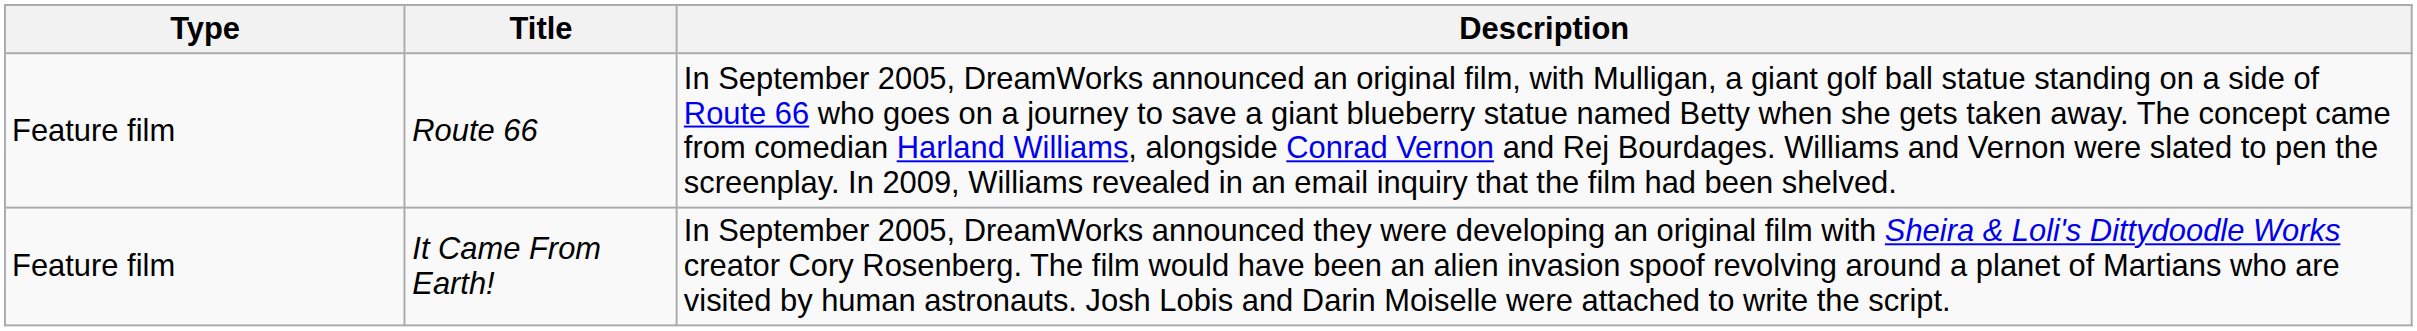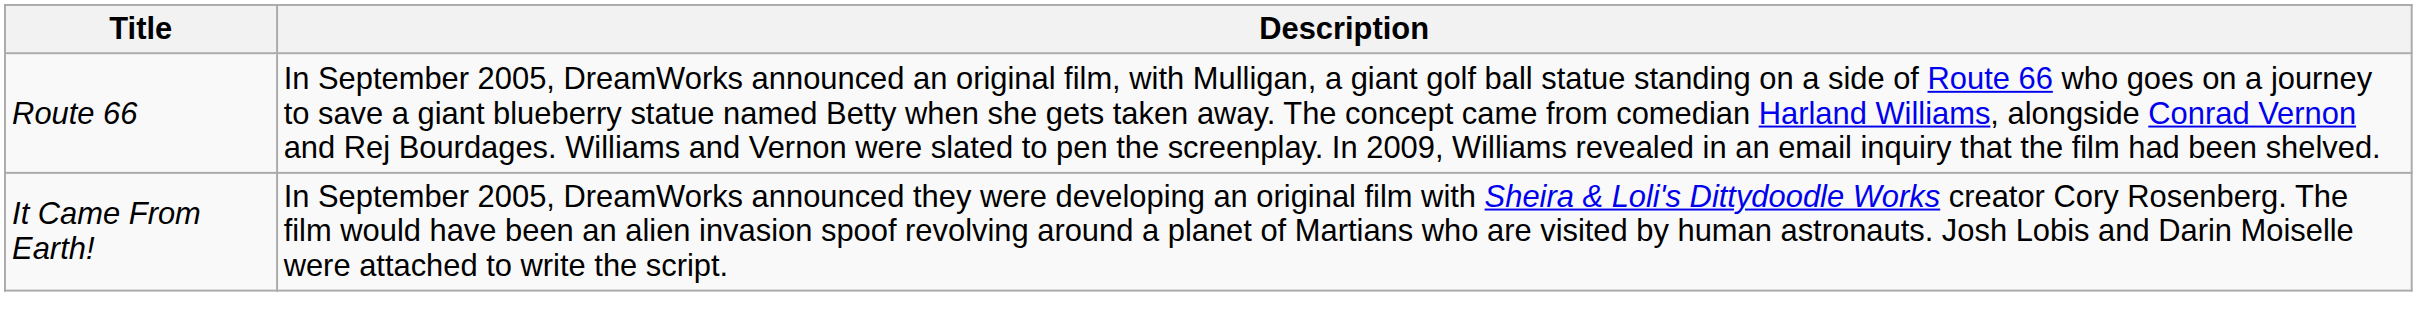- column: (205, 28)
